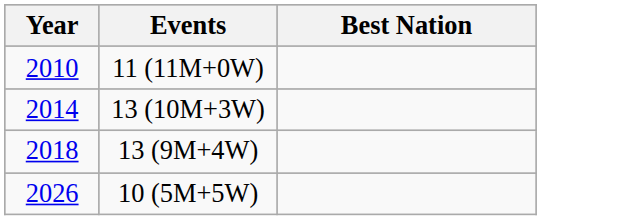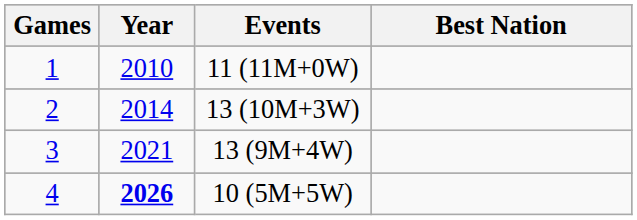+ column: (52, 25)
(52, 151) 2018 -> (147, 151) 2021
(52, 192) normal -> (147, 192) bold
